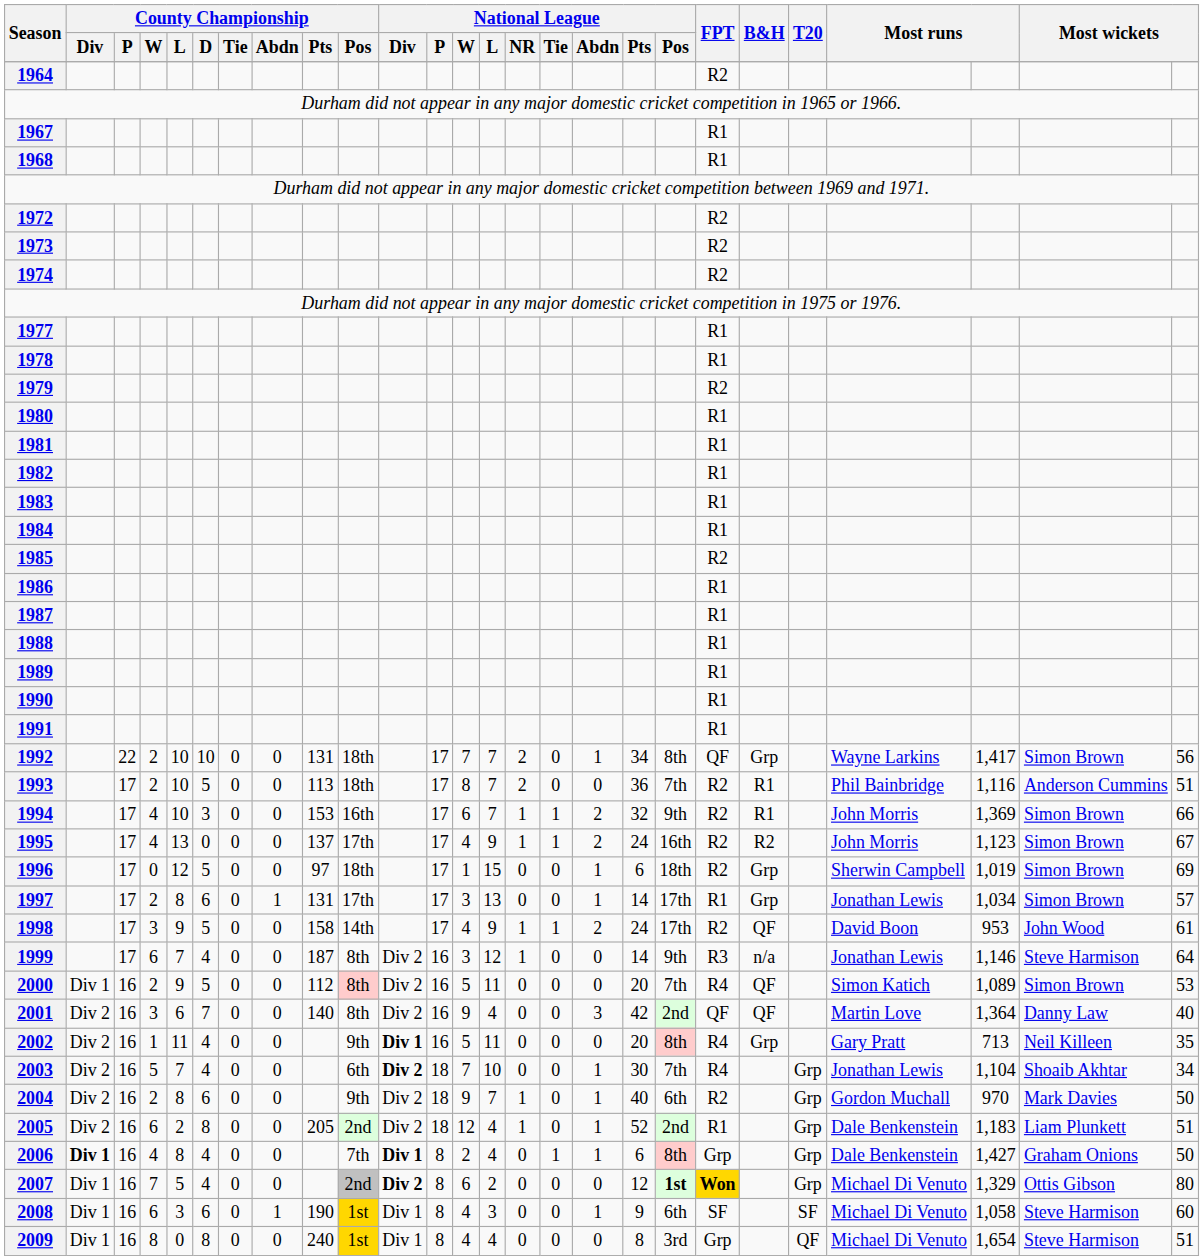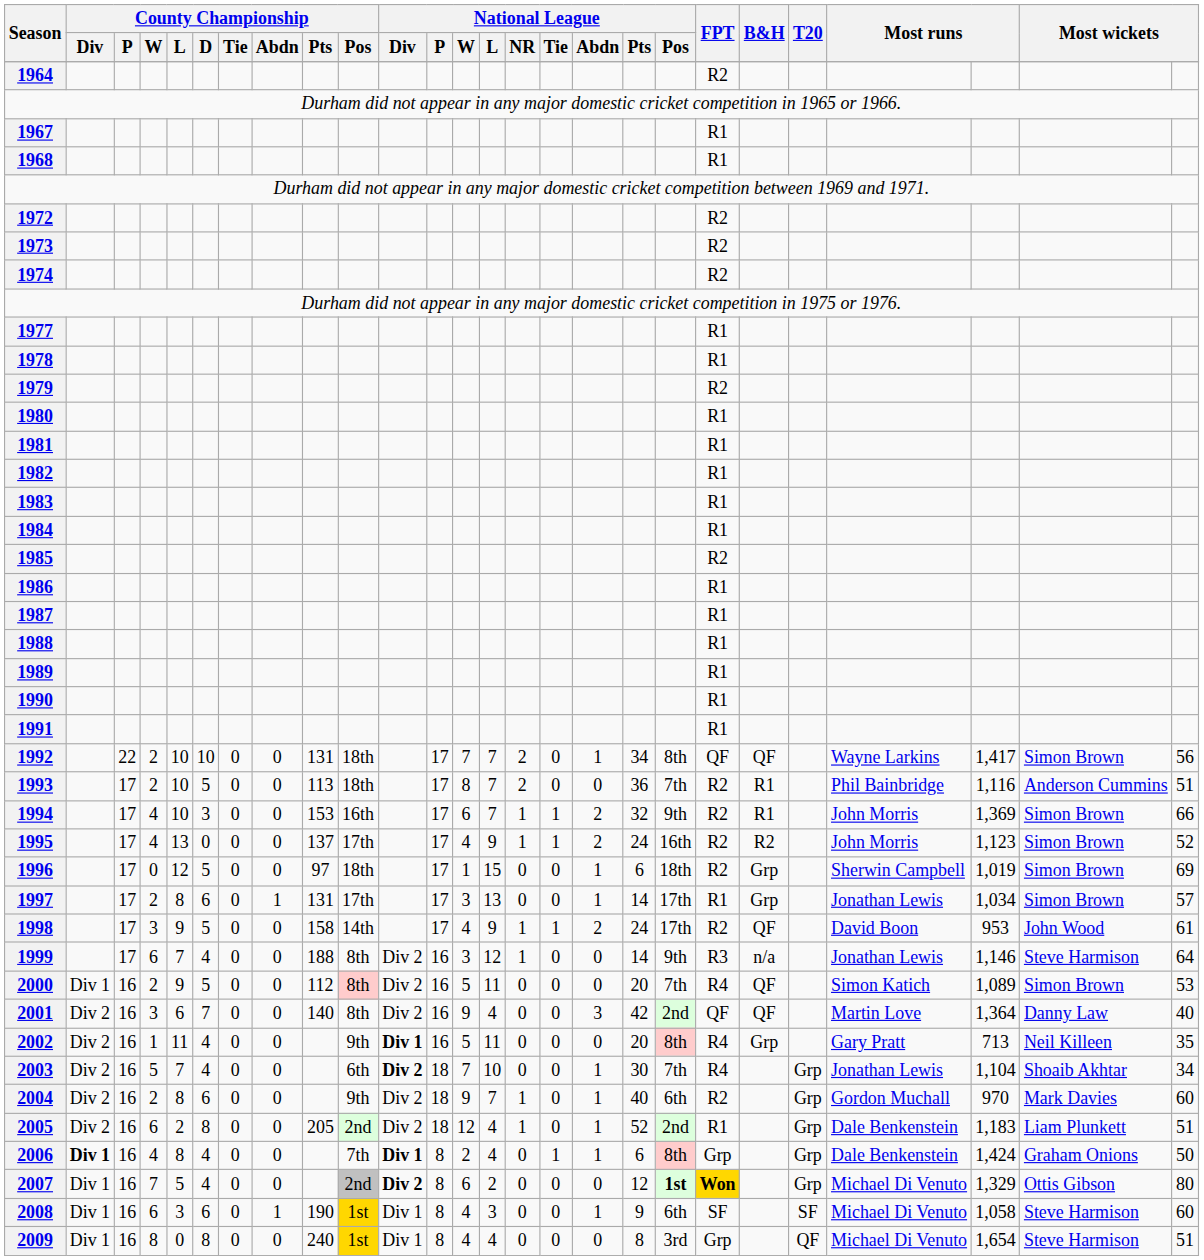(764, 757) Grp -> (764, 757) QF
(1185, 842) 67 -> (1185, 842) 52
(320, 956) 187 -> (320, 956) 188
(1185, 1098) 50 -> (1185, 1098) 60
(995, 1155) 1,427 -> (995, 1155) 1,424
